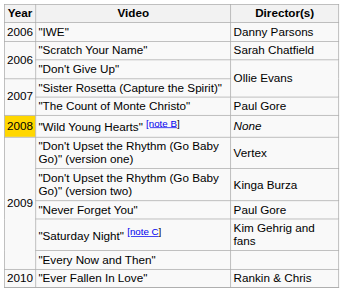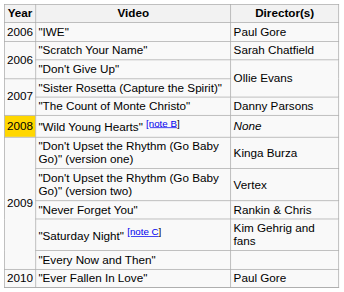(274, 32) Danny Parsons -> (260, 32) Paul Gore
(260, 106) Paul Gore -> (274, 106) Danny Parsons
(250, 153) Vertex -> (265, 153) Kinga Burza
(265, 184) Kinga Burza -> (250, 184) Vertex
(260, 209) Paul Gore -> (273, 209) Rankin & Chris
(273, 278) Rankin & Chris -> (260, 278) Paul Gore
